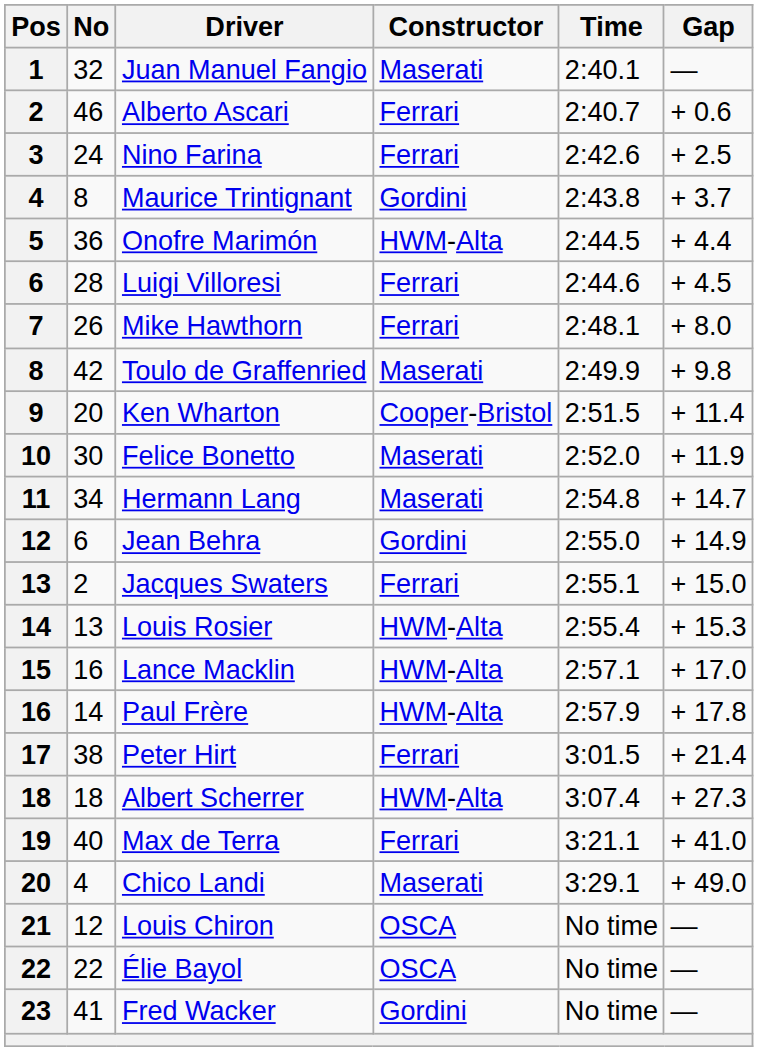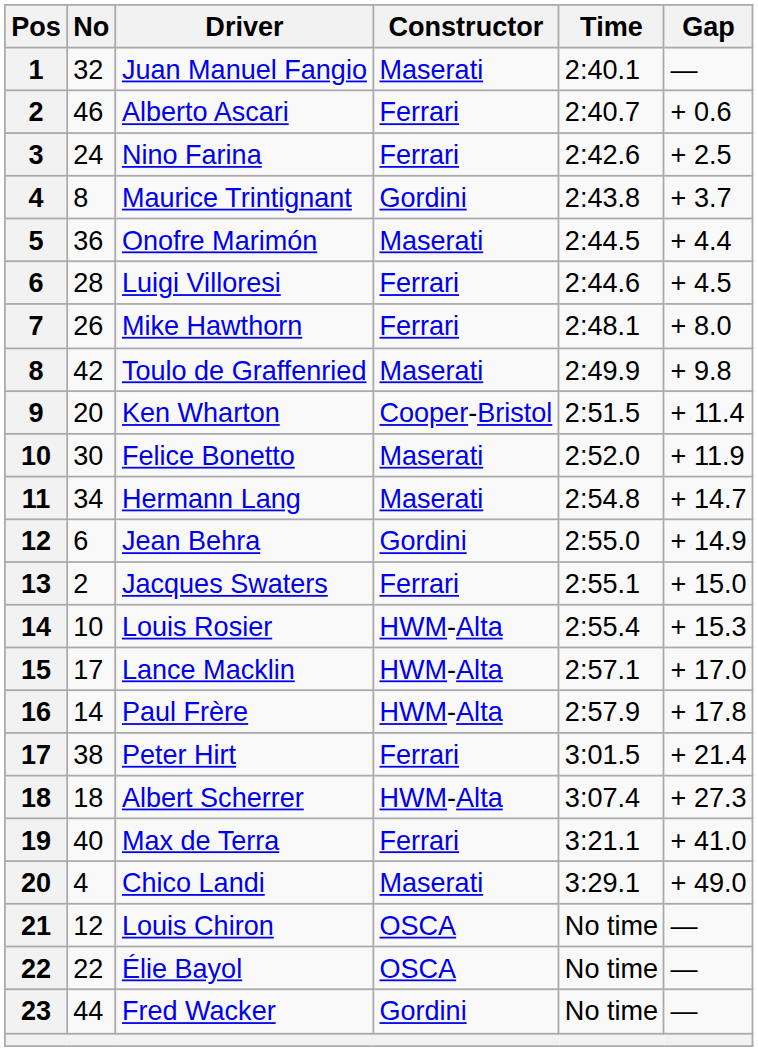(441, 241) HWM-Alta -> (431, 241) Maserati
(88, 626) 13 -> (88, 626) 10
(88, 669) 16 -> (88, 669) 17
(88, 1012) 41 -> (88, 1012) 44
